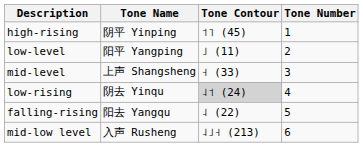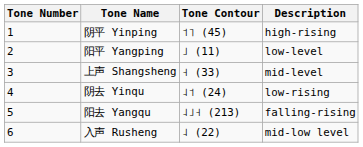columns swapped: (320, 13) <-> (52, 13)
(224, 92) lightgrey background -> (204, 92) no background
(221, 112) ˨ (22) -> (211, 112) ˨˩˧ (213)
(230, 132) ˨˩˧ (213) -> (201, 132) ˨ (22)
